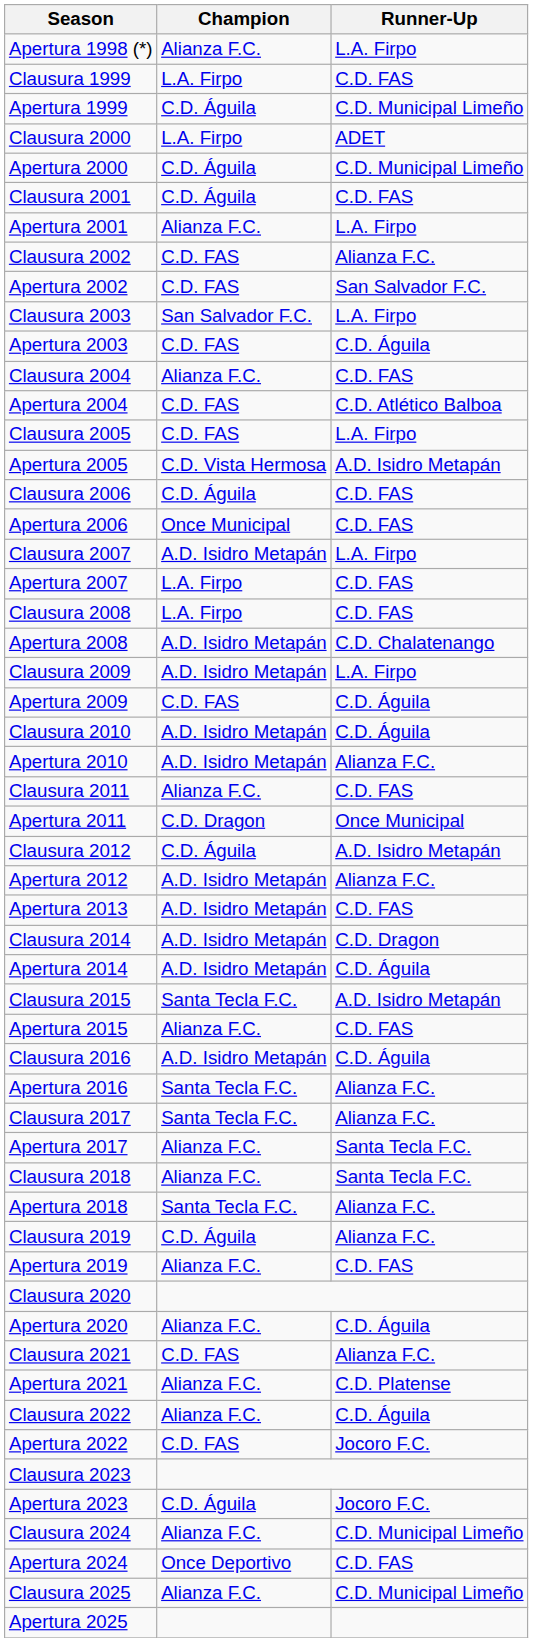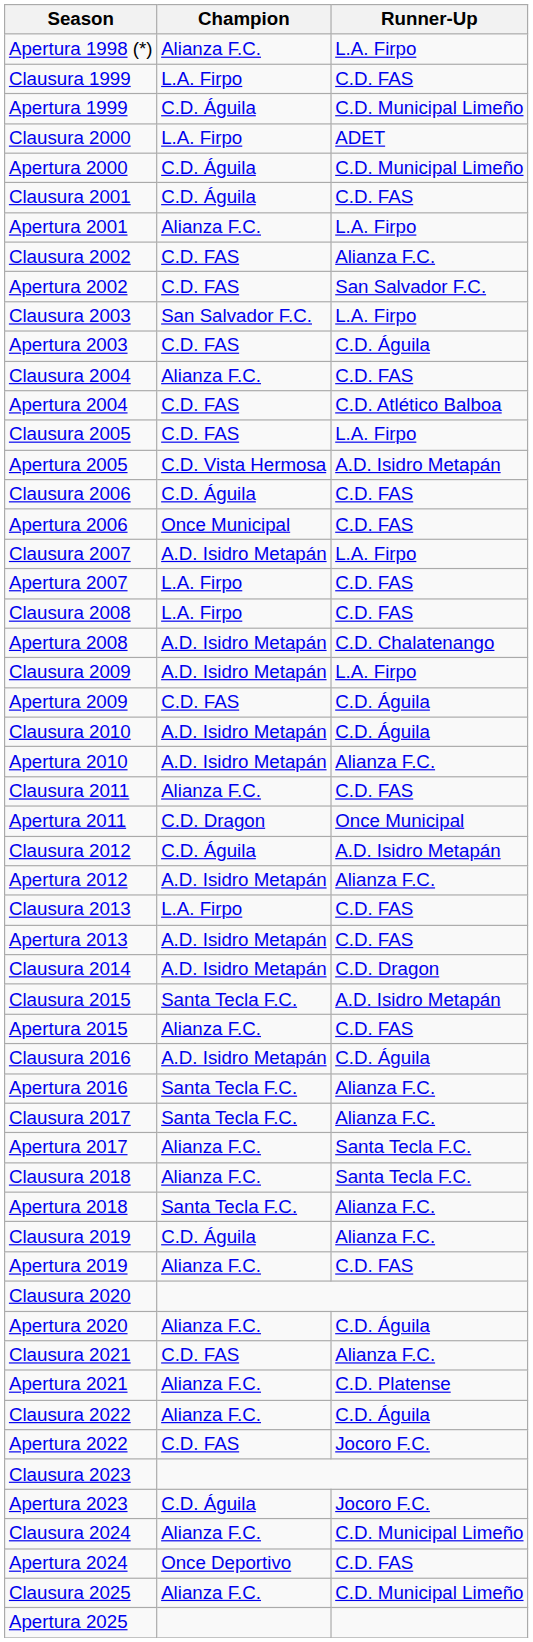+ row: (70, 910)
- row: (68, 969)
